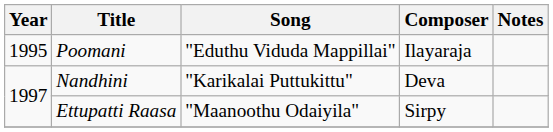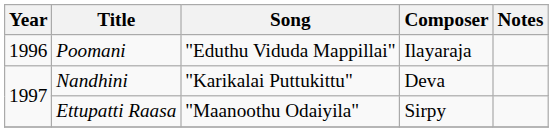(28, 50) 1995 -> (28, 50) 1996
